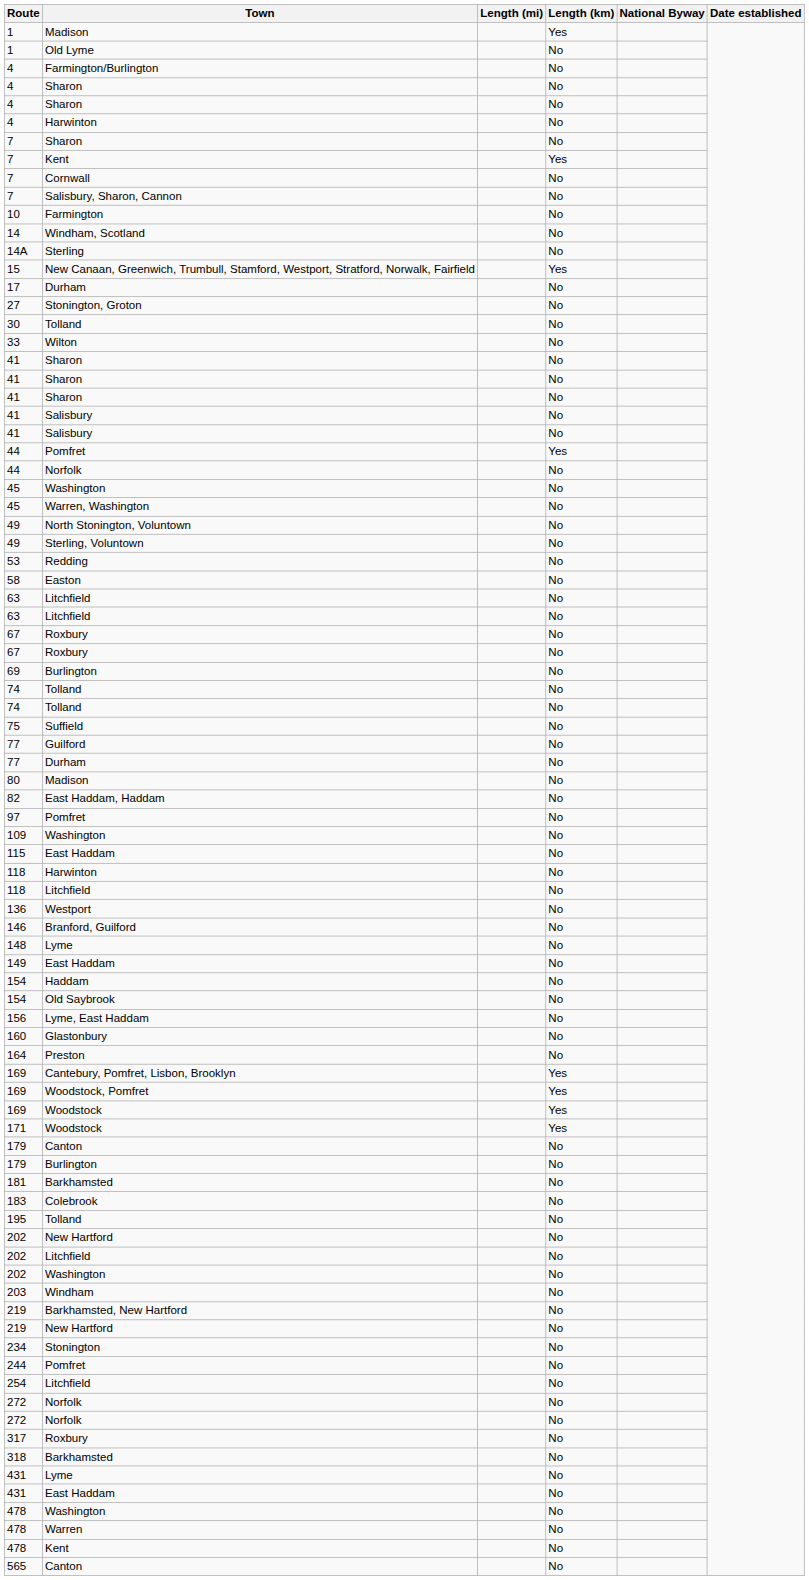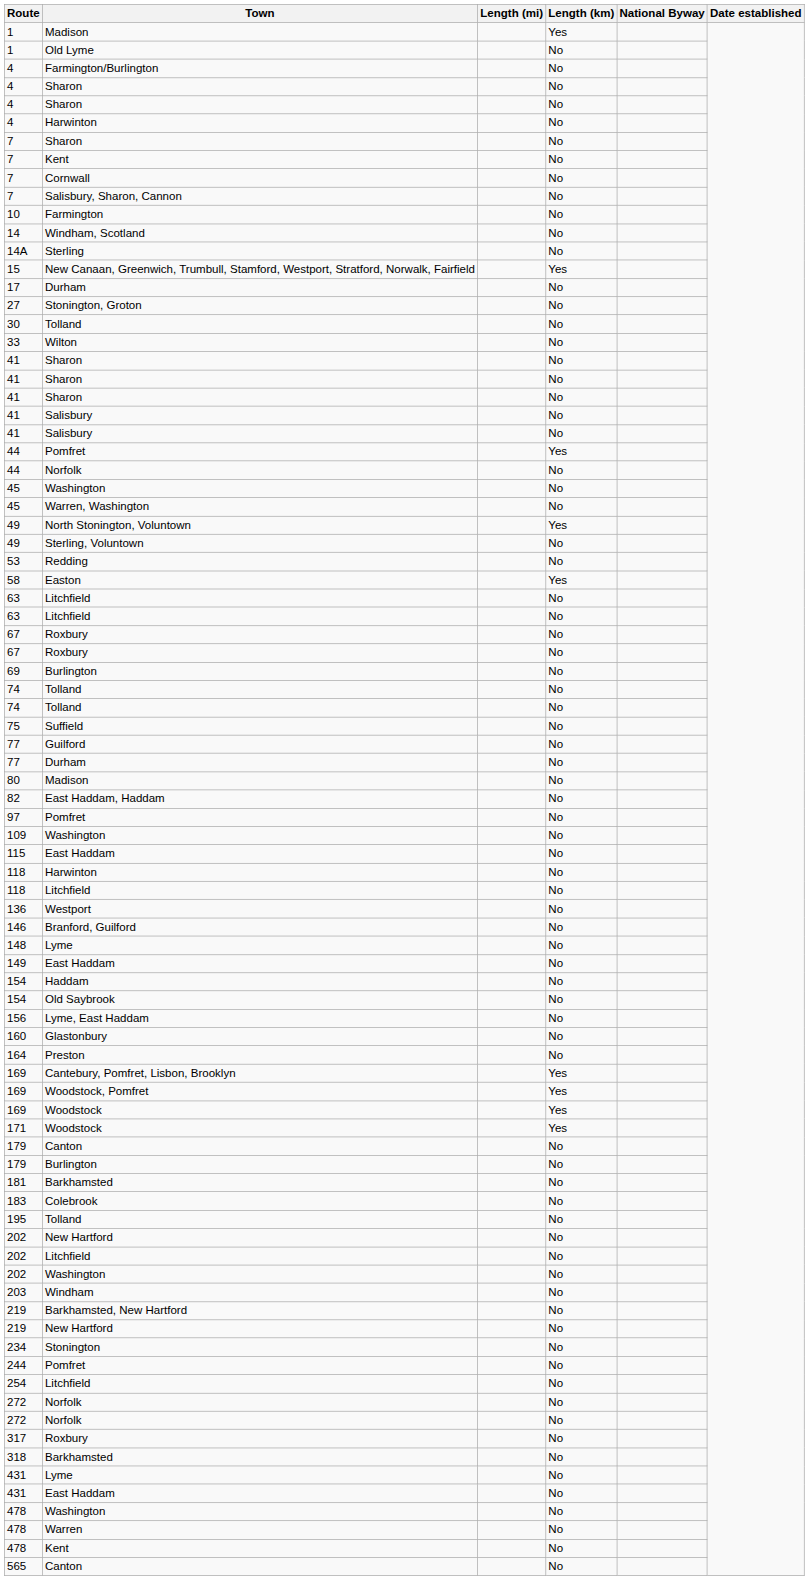(558, 159) Yes -> (556, 159) No
(556, 525) No -> (558, 525) Yes
(556, 580) No -> (558, 580) Yes
